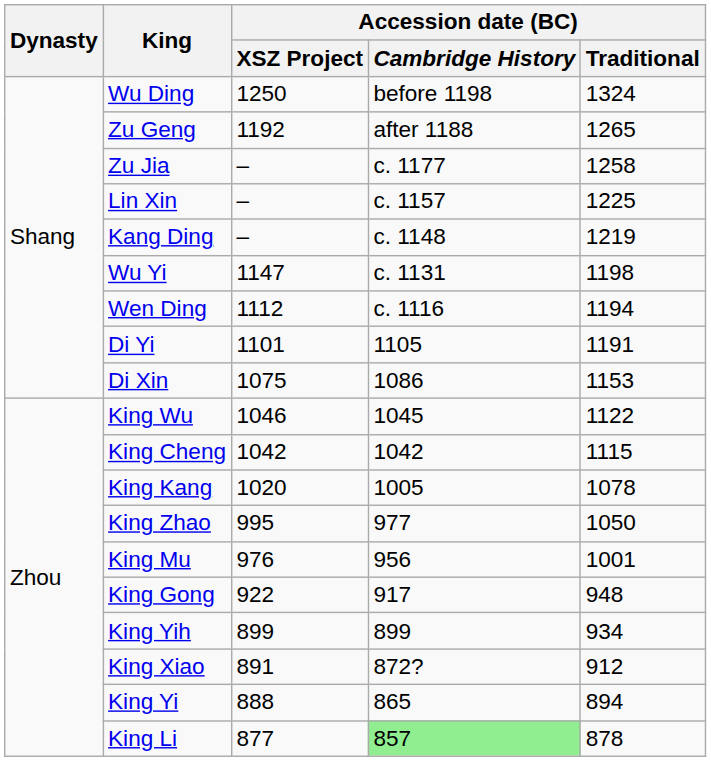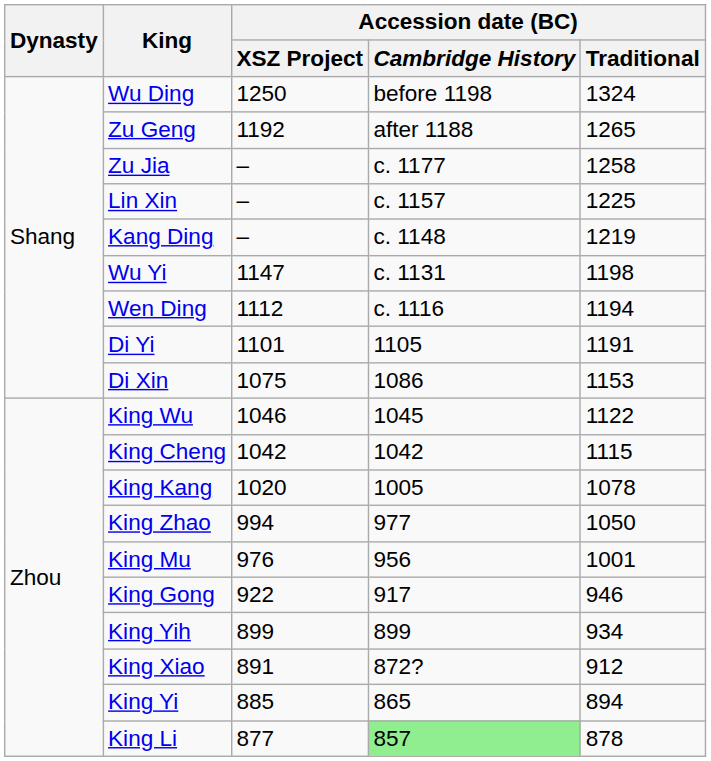(255, 523) 995 -> (255, 523) 994
(604, 594) 948 -> (604, 594) 946
(255, 702) 888 -> (255, 702) 885
